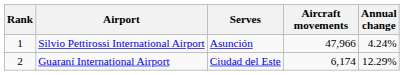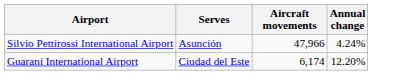- column: (20, 19)
(379, 61) 12.29% -> (348, 61) 12.20%
